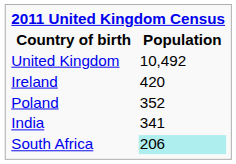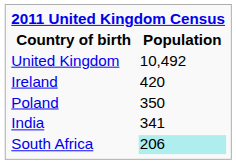(152, 103) 352 -> (152, 103) 350
